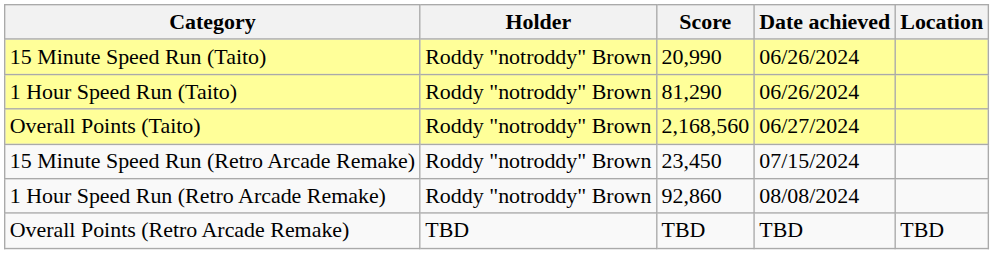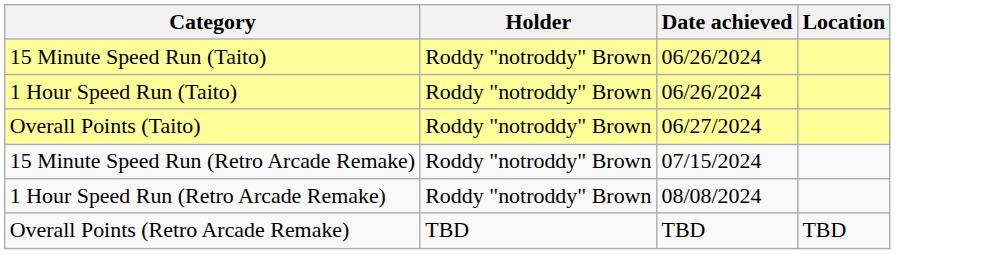- column: (705, 21)
